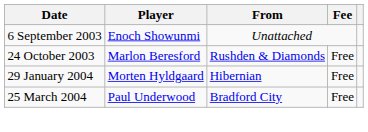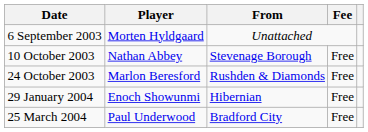(154, 35) Enoch Showunmi -> (156, 35) Morten Hyldgaard
+ row: (51, 55)
(156, 76) Morten Hyldgaard -> (154, 96) Enoch Showunmi
